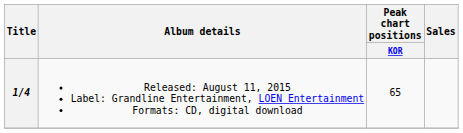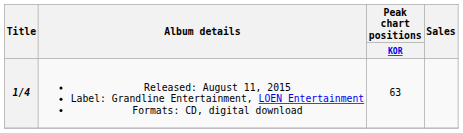(395, 93) 65 -> (395, 93) 63
